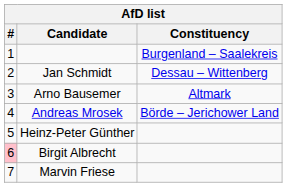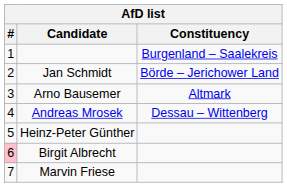(210, 73) Dessau – Wittenberg -> (210, 73) Börde – Jerichower Land
(210, 113) Börde – Jerichower Land -> (210, 113) Dessau – Wittenberg
